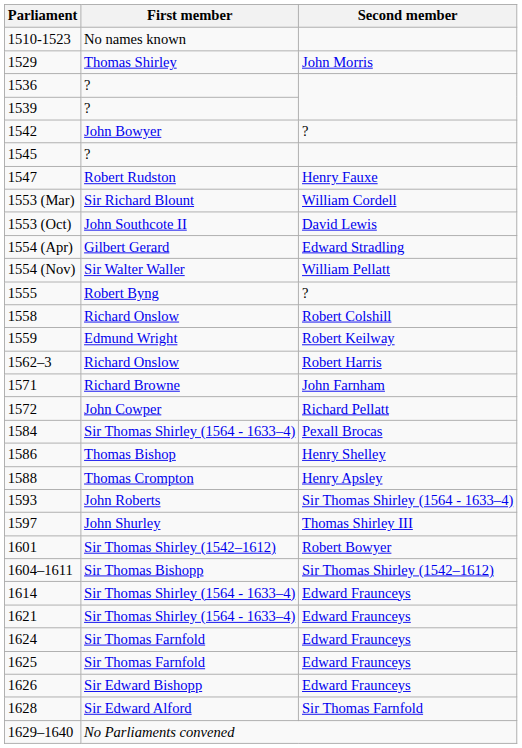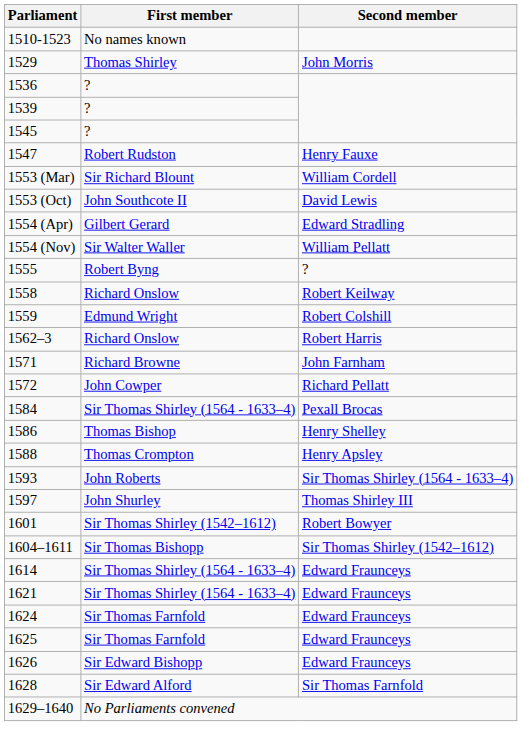- row: (22, 131)
(347, 316) Robert Colshill -> (348, 293) Robert Keilway
(348, 339) Robert Keilway -> (347, 316) Robert Colshill
